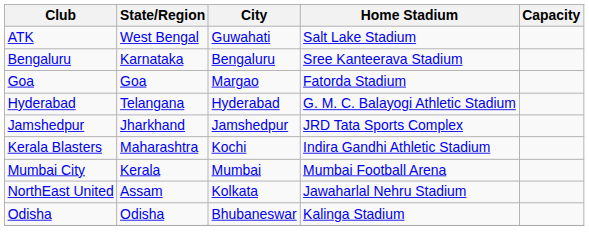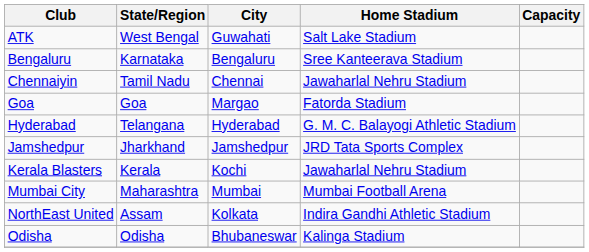+ row: (42, 81)
(159, 147) Maharashtra -> (140, 170) Kerala
(397, 147) Indira Gandhi Athletic Stadium -> (385, 170) Jawaharlal Nehru Stadium
(140, 170) Kerala -> (159, 192) Maharashtra
(385, 192) Jawaharlal Nehru Stadium -> (397, 214) Indira Gandhi Athletic Stadium
